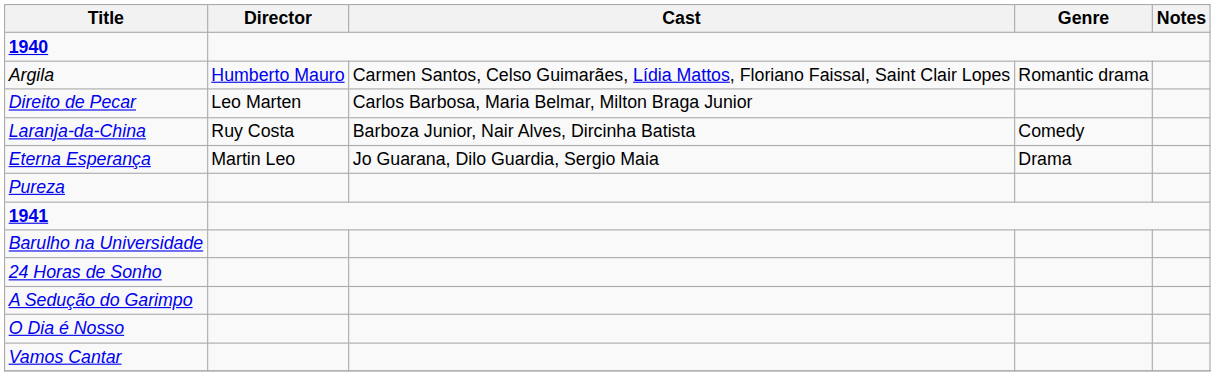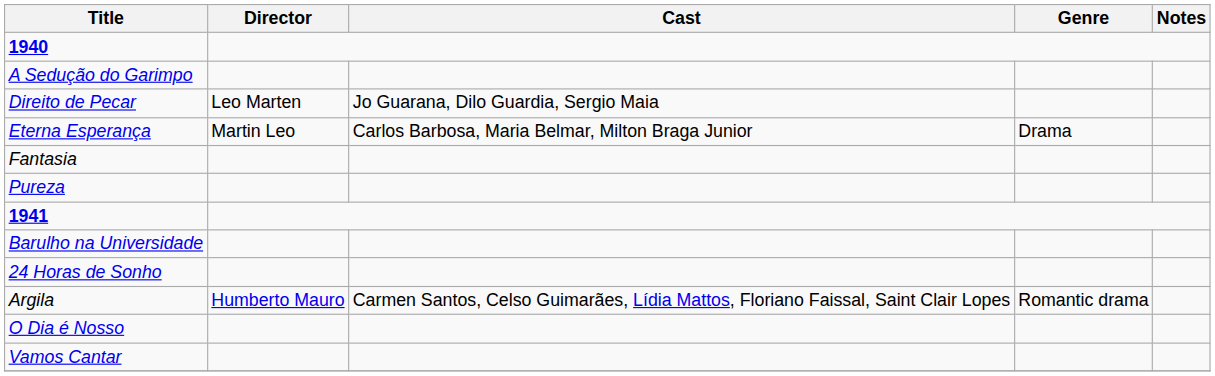rows swapped: (31, 74) <-> (101, 300)
(553, 103) Carlos Barbosa, Maria Belmar, Milton Braga Junior -> (506, 103) Jo Guarana, Dilo Guardia, Sergio Maia
- row: (77, 131)
(506, 159) Jo Guarana, Dilo Guardia, Sergio Maia -> (553, 131) Carlos Barbosa, Maria Belmar, Milton Braga Junior
+ row: (43, 159)
